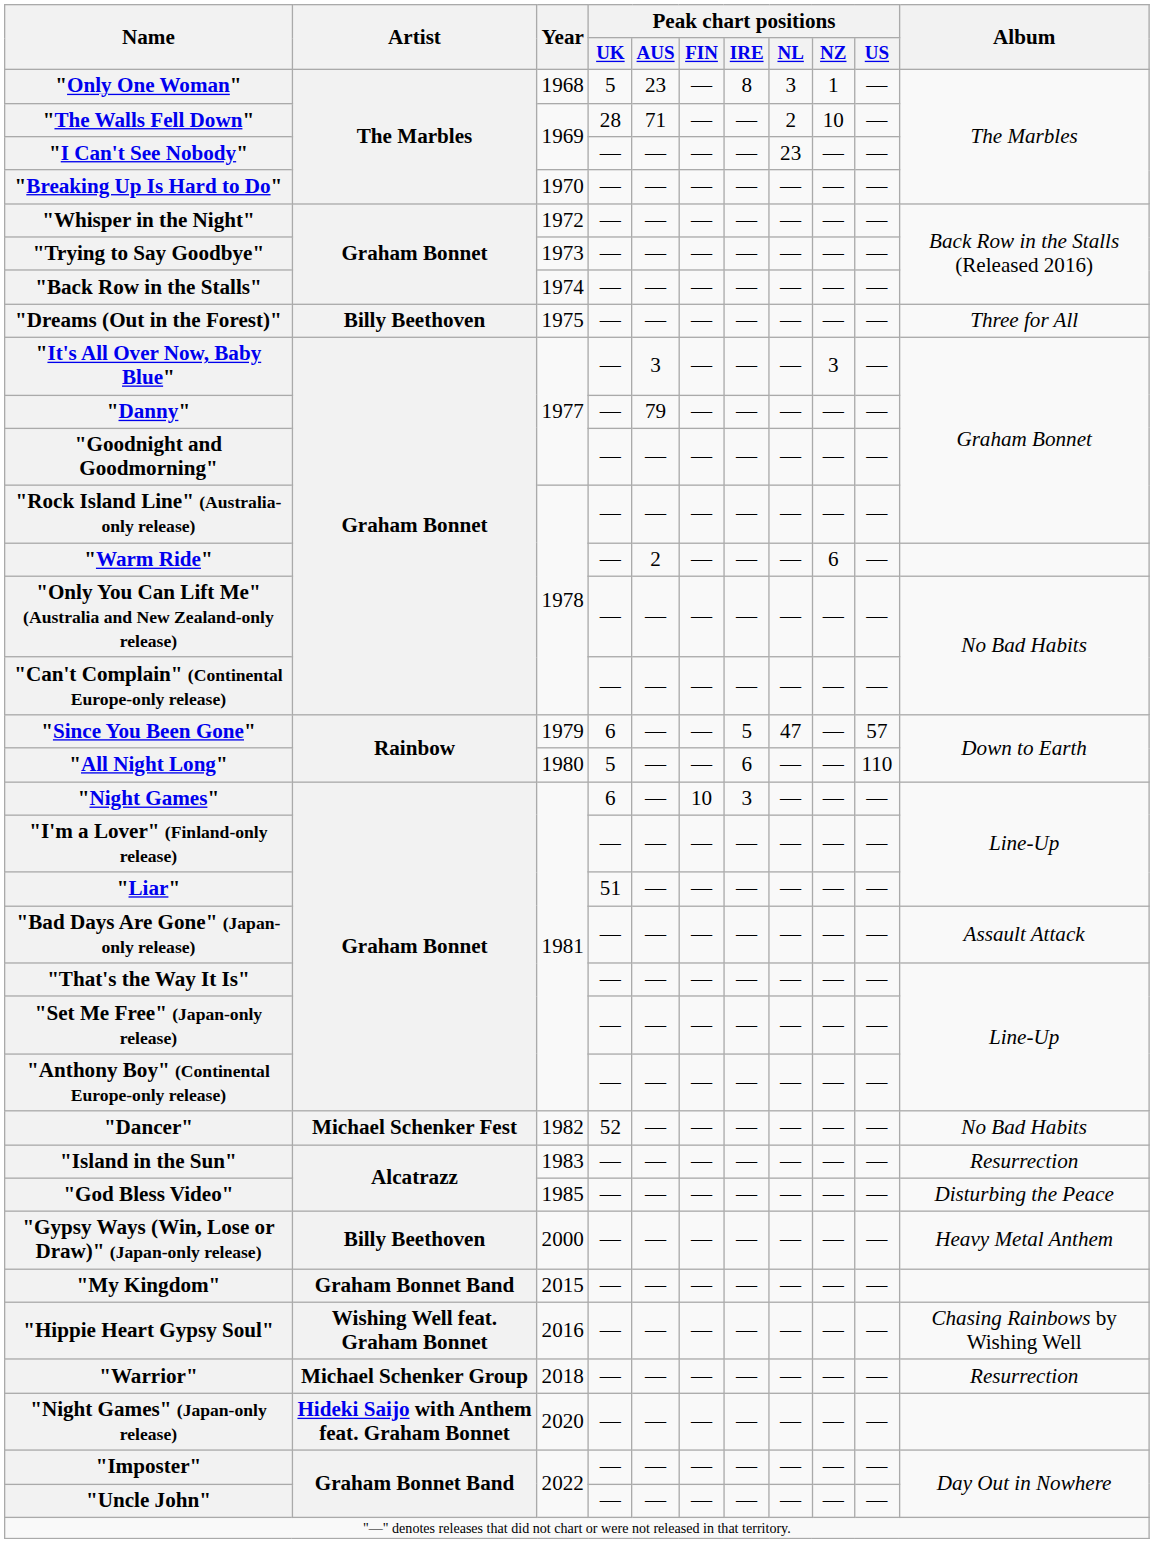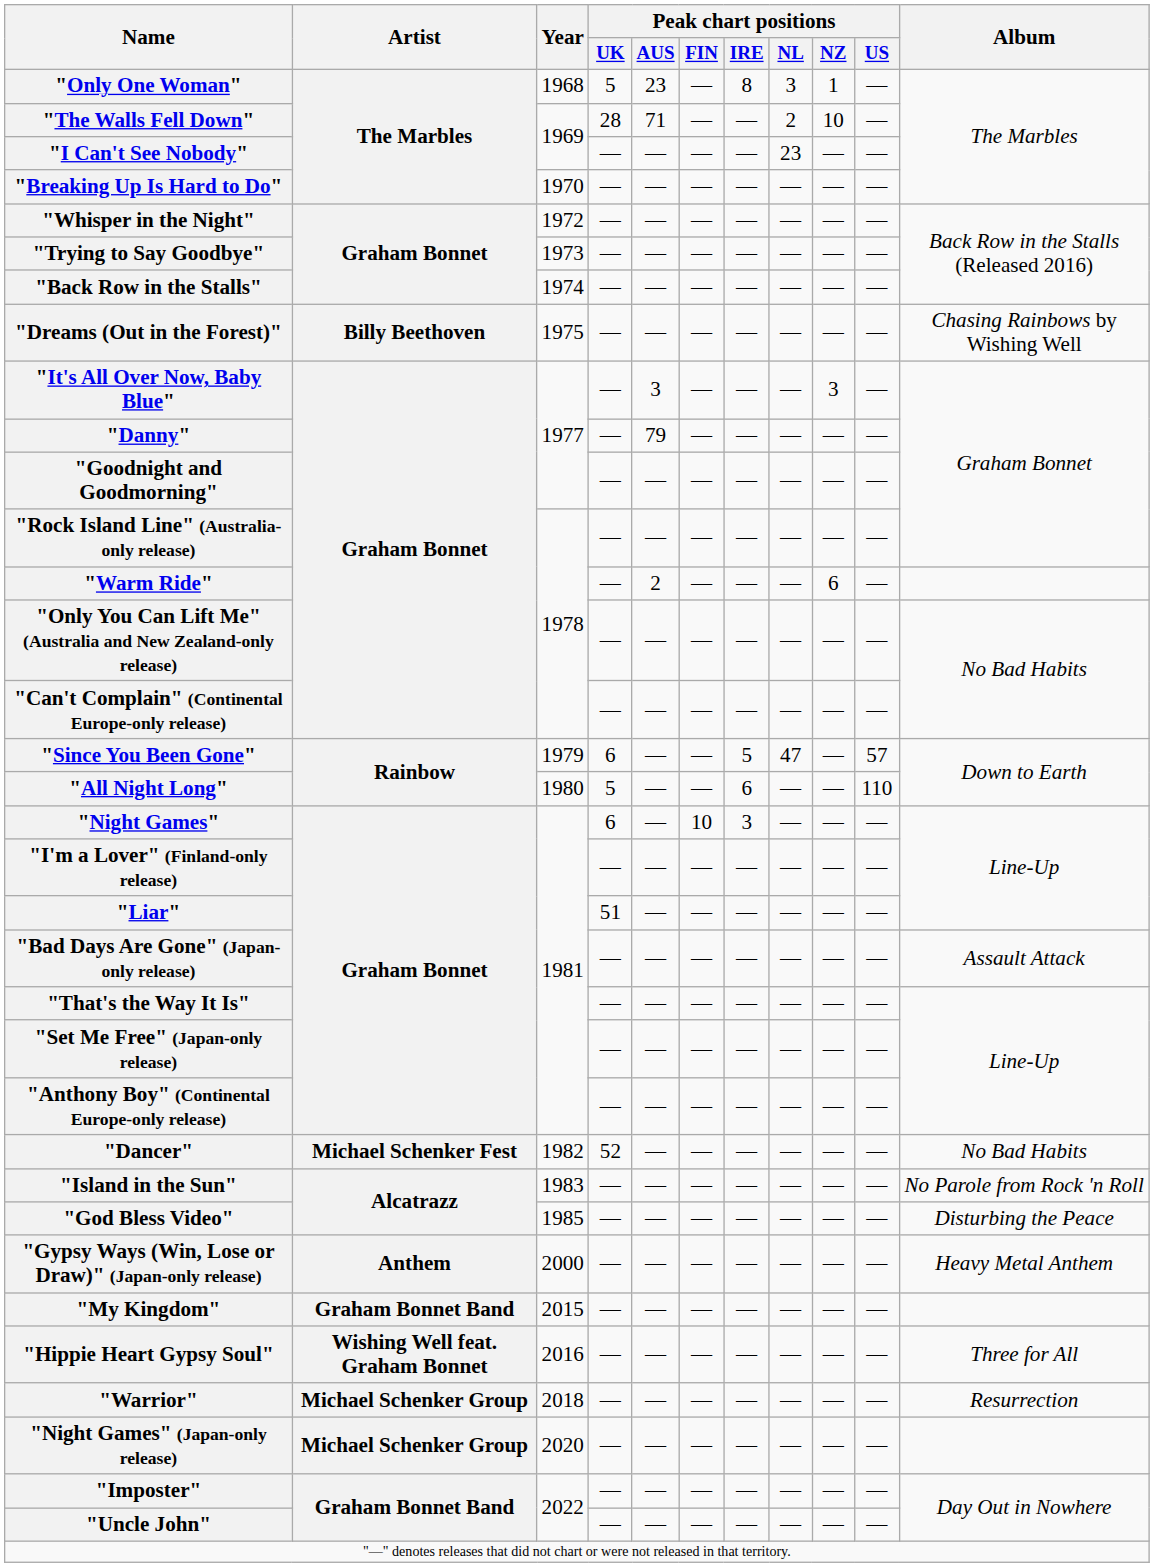(1024, 320) Three for All -> (1024, 332) Chasing Rainbows by Wishing Well
(1024, 1161) Resurrection -> (1024, 1184) No Parole from Rock 'n Roll
(414, 1239) Billy Beethoven -> (414, 1263) Anthem
(1024, 1330) Chasing Rainbows by Wishing Well -> (1024, 1354) Three for All
(414, 1421) Hideki Saijo with Anthem feat. Graham Bonnet -> (414, 1445) Michael Schenker Group
